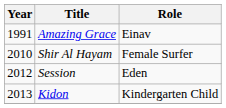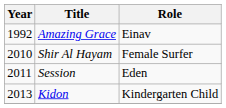(20, 34) 1991 -> (20, 34) 1992
(20, 73) 2012 -> (20, 73) 2011
